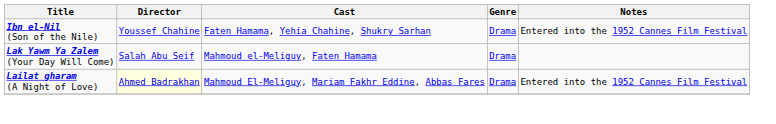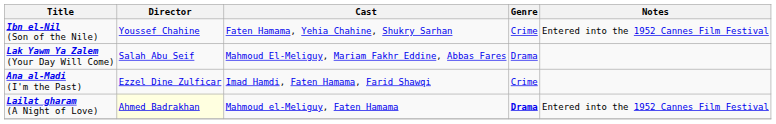(503, 31) Drama -> (524, 31) Crime
(290, 56) Mahmoud el-Meliguy, Faten Hamama -> (366, 56) Mahmoud El-Meliguy, Mariam Fakhr Eddine, Abbas Fares
+ row: (44, 81)
(344, 81) Mahmoud El-Meliguy, Mariam Fakhr Eddine, Abbas Fares -> (312, 106) Mahmoud el-Meliguy, Faten Hamama
(503, 81) normal -> (524, 106) bold
